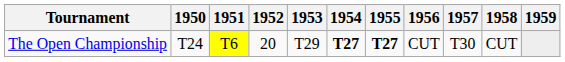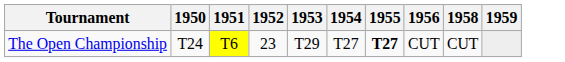- column: (463, 17)
(268, 43) 20 -> (268, 43) 23
(346, 43) bold -> (346, 43) normal
